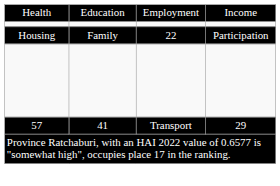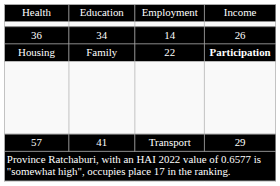+ row: (36, 35)
(241, 35) normal -> (240, 52) bold
